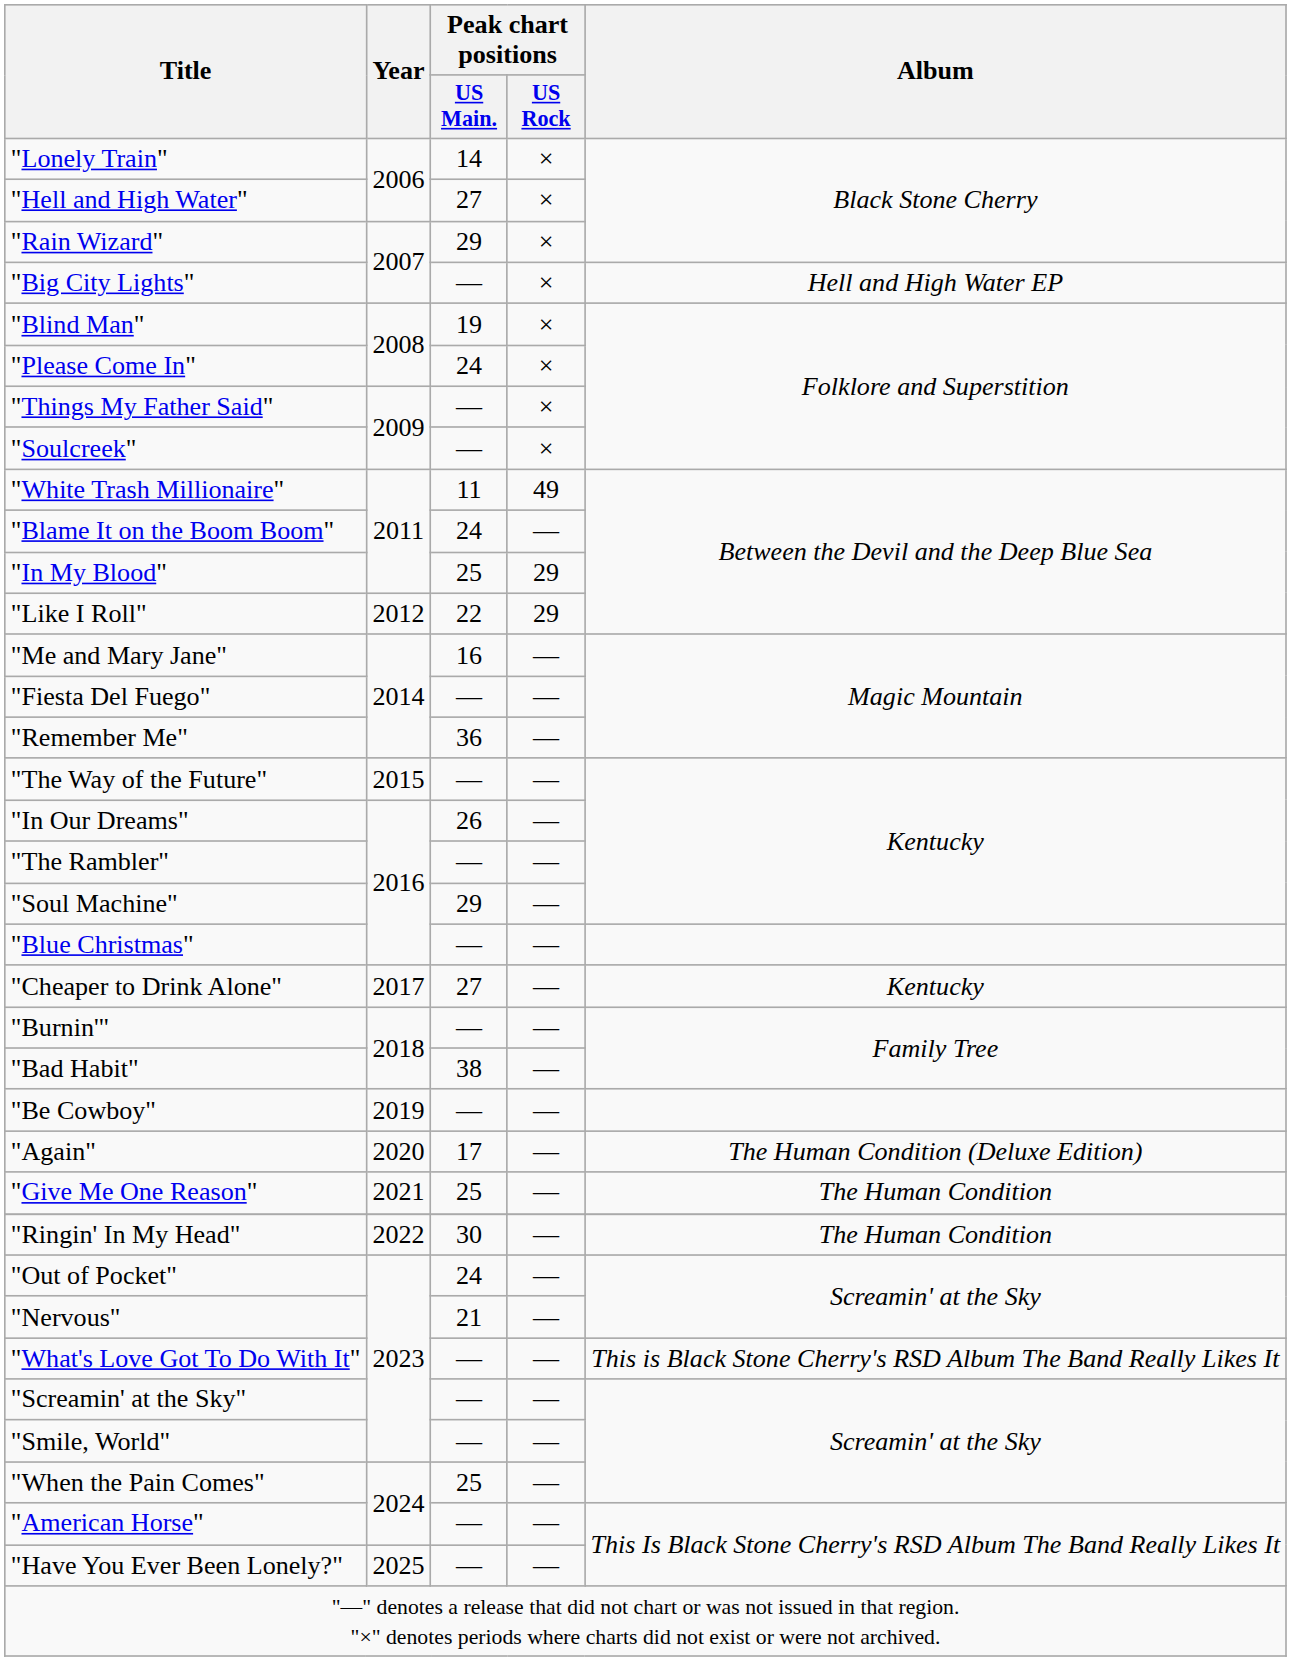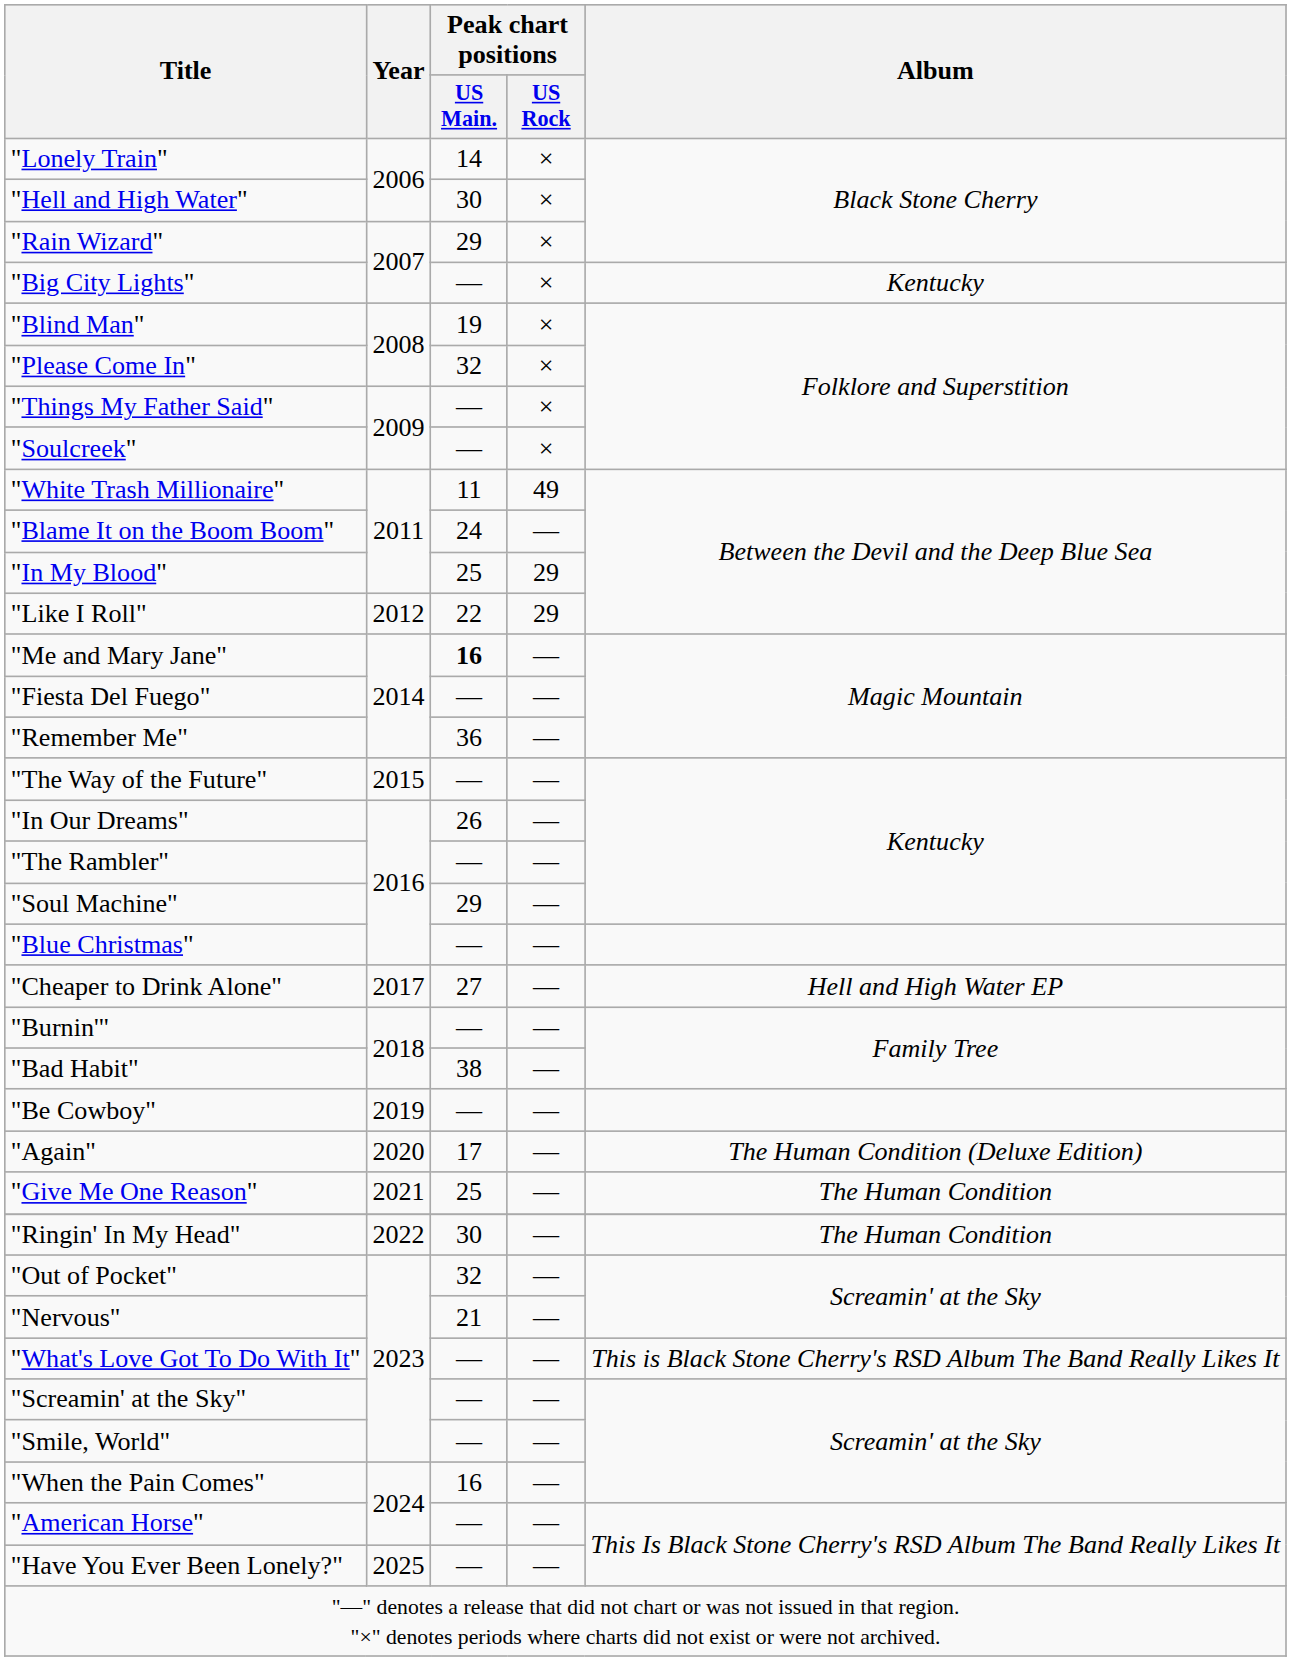(469, 199) 27 -> (469, 199) 30
(935, 282) Hell and High Water EP -> (935, 282) Kentucky
(469, 365) 24 -> (469, 365) 32
(469, 654) normal -> (469, 654) bold
(935, 985) Kentucky -> (935, 985) Hell and High Water EP
(469, 1275) 24 -> (469, 1275) 32
(469, 1482) 25 -> (469, 1482) 16
